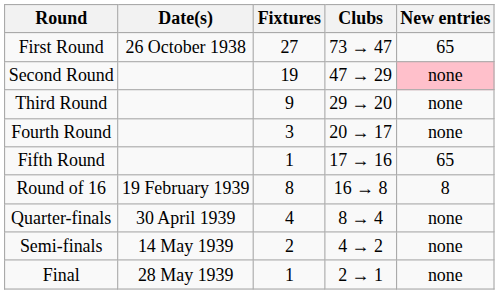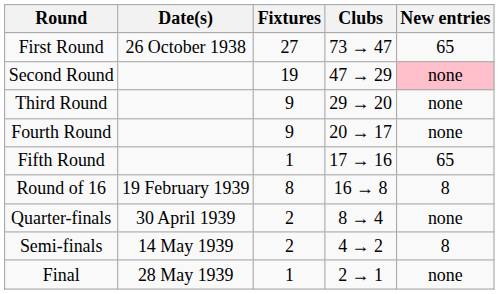(289, 132) 3 -> (289, 132) 9
(289, 217) 4 -> (289, 217) 2
(445, 246) none -> (445, 246) 8
